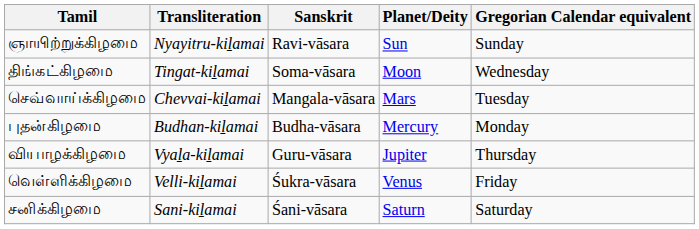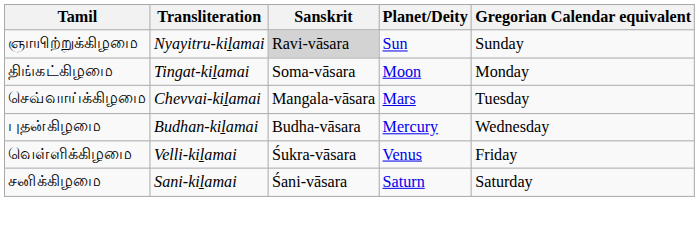(310, 43) no background -> (310, 43) lightgrey background
(512, 71) Wednesday -> (502, 71) Monday
(502, 126) Monday -> (512, 126) Wednesday
- row: (67, 153)
